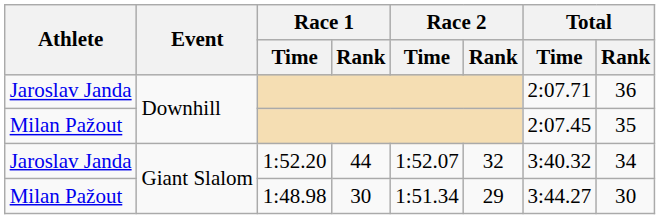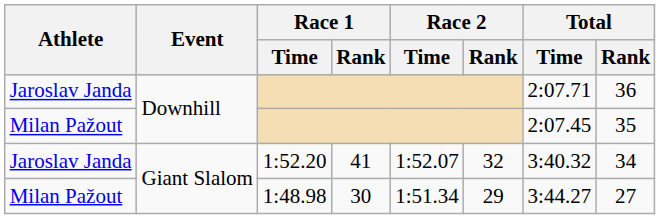(361, 160) 44 -> (361, 160) 41
(626, 195) 30 -> (626, 195) 27
